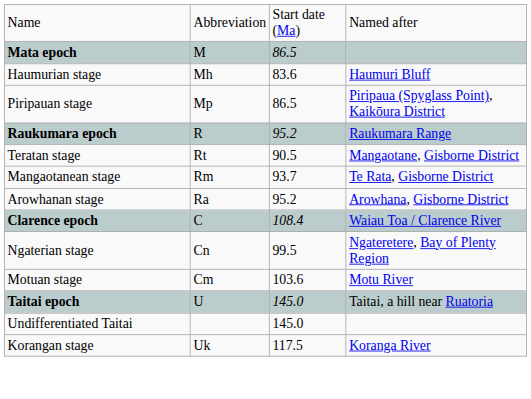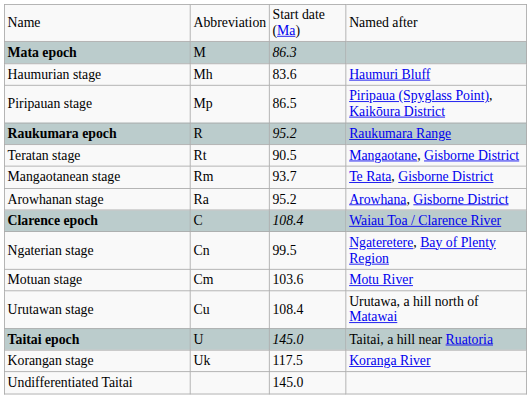(285, 52) 86.5 -> (285, 52) 86.3
+ row: (51, 309)
rows swapped: (51, 345) <-> (70, 323)
